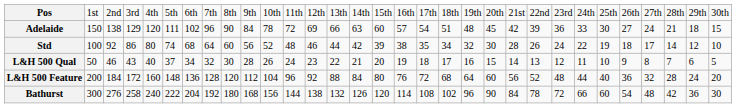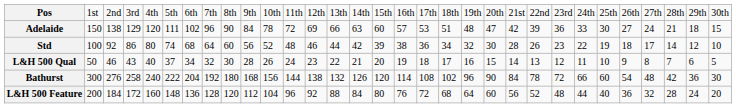(424, 28) 54 -> (424, 28) 53
(491, 28) 45 -> (491, 28) 47
(424, 45) 35 -> (424, 45) 36
(559, 45) 24 -> (559, 45) 23
rows swapped: (44, 77) <-> (44, 94)
